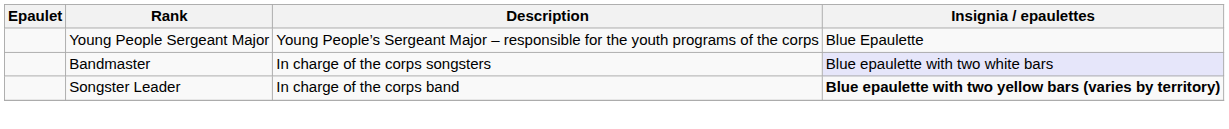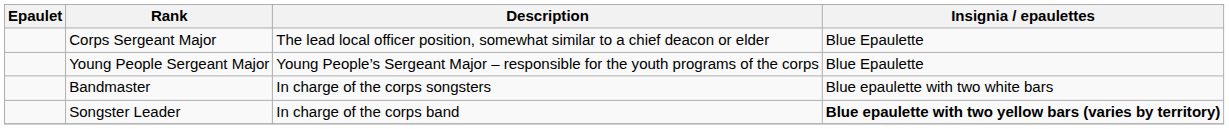+ row: (143, 40)
(940, 64) lavender background -> (940, 87) no background
